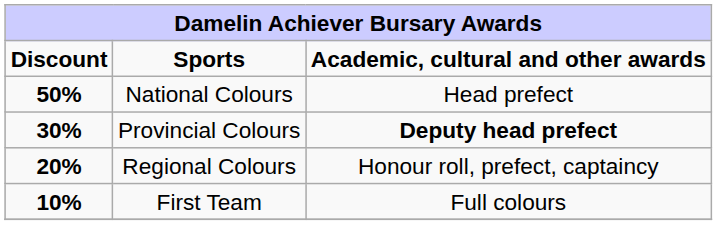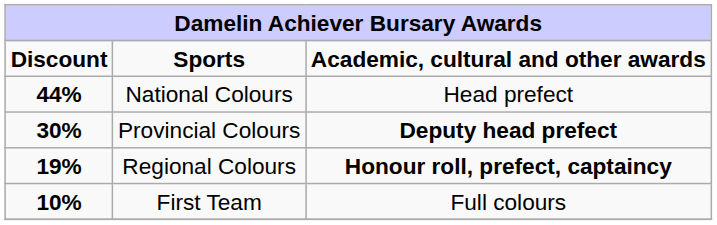(59, 94) 50% -> (59, 94) 44%
(59, 166) 20% -> (59, 166) 19%
(508, 166) normal -> (508, 166) bold
